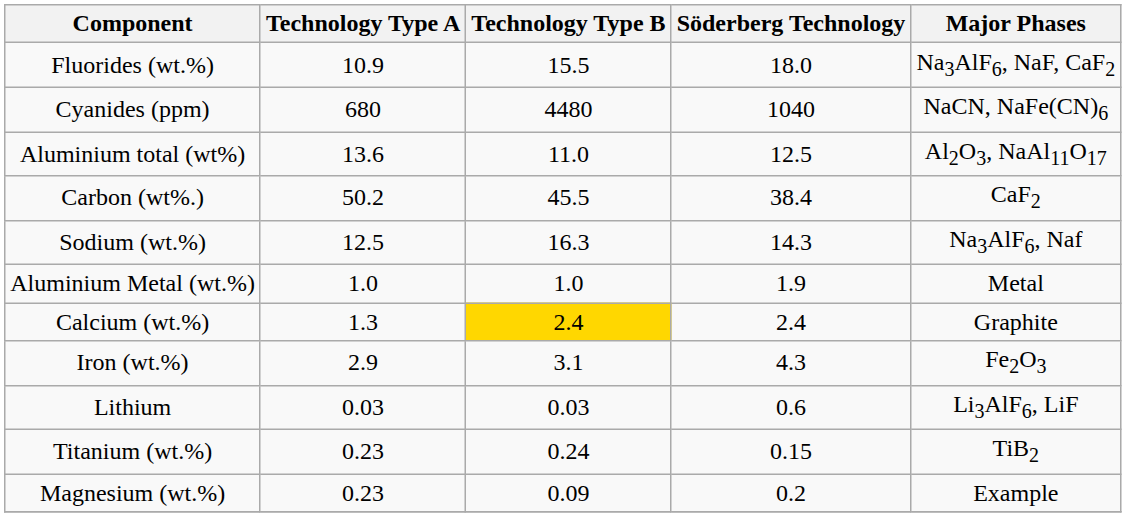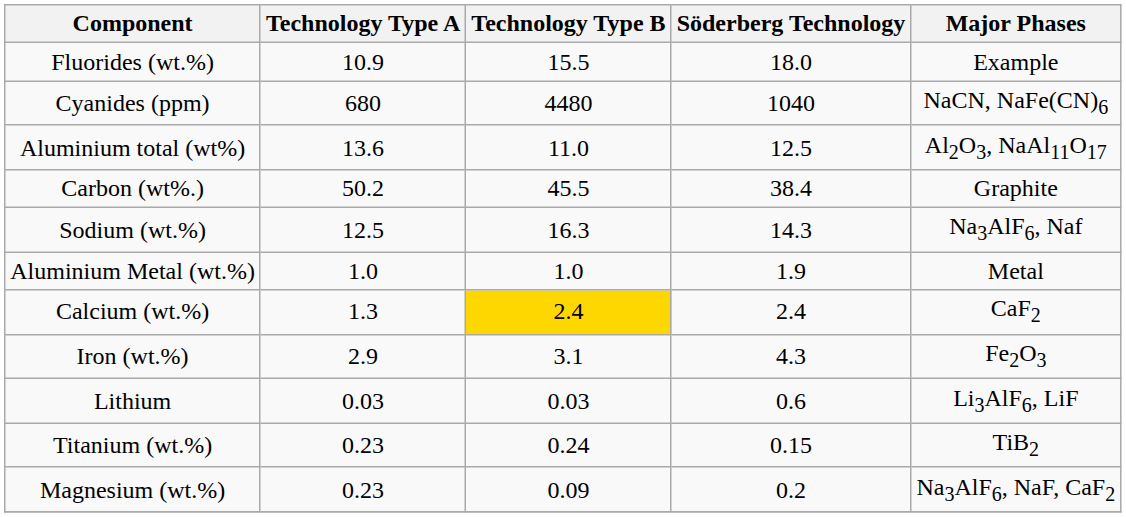(1016, 64) Na3AlF6, NaF, CaF2 -> (1016, 61) Example
(1016, 197) CaF2 -> (1016, 188) Graphite
(1016, 321) Graphite -> (1016, 311) CaF2
(1016, 492) Example -> (1016, 489) Na3AlF6, NaF, CaF2
